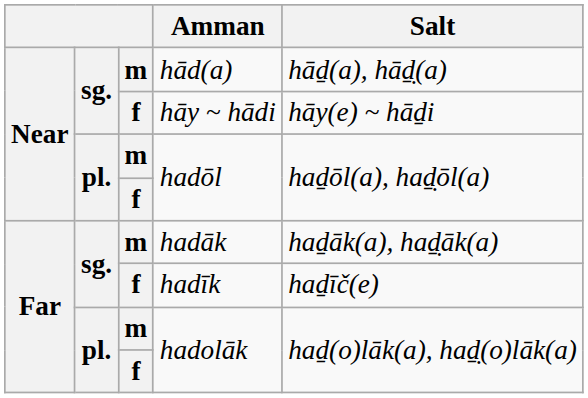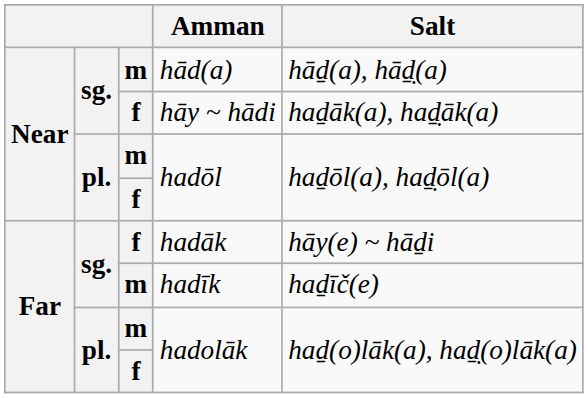(361, 112) hāy(e) ~ hāḏi -> (393, 112) haḏāk(a), haḏ̣āk(a)
(136, 241) m -> (136, 241) f
(393, 241) haḏāk(a), haḏ̣āk(a) -> (361, 241) hāy(e) ~ hāḏi
(136, 284) f -> (136, 284) m
